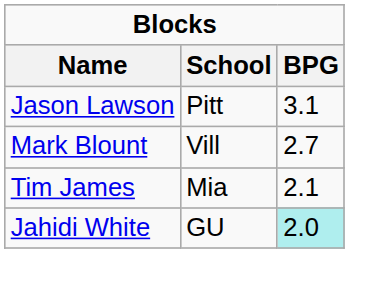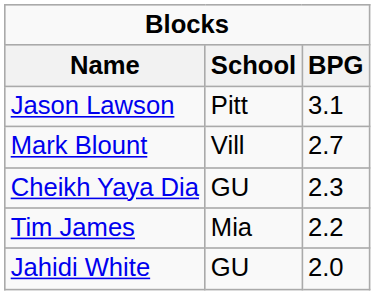+ row: (105, 187)
(301, 187) 2.1 -> (326, 227) 2.2
(301, 227) paleturquoise background -> (326, 268) no background
